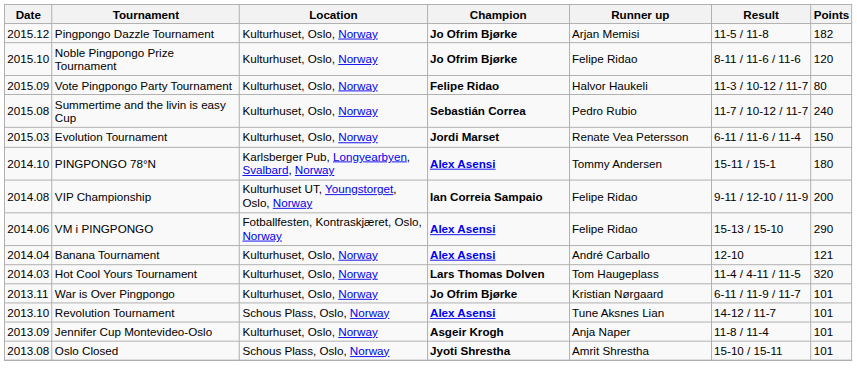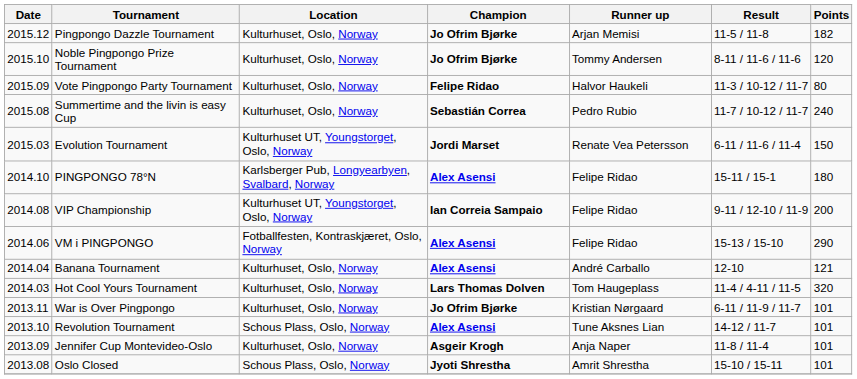(605, 59) Felipe Ridao -> (617, 59) Tommy Andersen
(310, 137) Kulturhuset, Oslo, Norway -> (319, 144) Kulturhuset UT, Youngstorget, Oslo, Norway
(617, 163) Tommy Andersen -> (605, 177) Felipe Ridao
